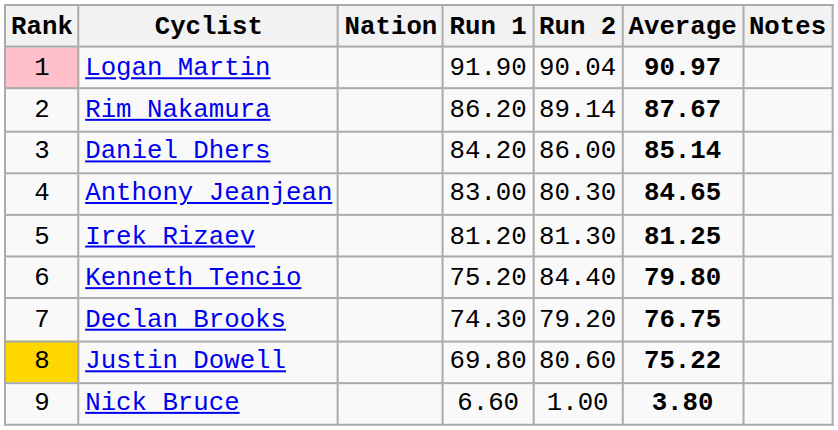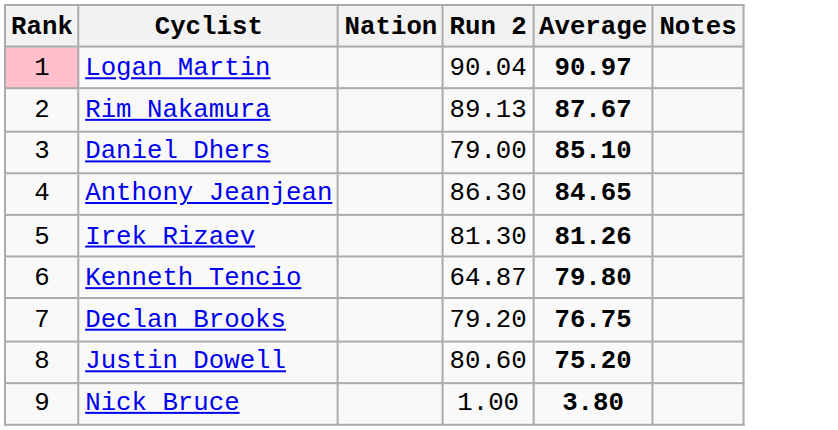- column: (488, 26)
(578, 110) 89.14 -> (488, 110) 89.13
(578, 152) 86.00 -> (488, 152) 79.00
(683, 152) 85.14 -> (593, 152) 85.10
(578, 194) 80.30 -> (488, 194) 86.30
(683, 236) 81.25 -> (593, 236) 81.26
(578, 278) 84.40 -> (488, 278) 64.87
(42, 362) gold background -> (42, 362) no background
(683, 362) 75.22 -> (593, 362) 75.20
